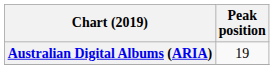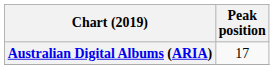(242, 53) 19 -> (242, 53) 17
